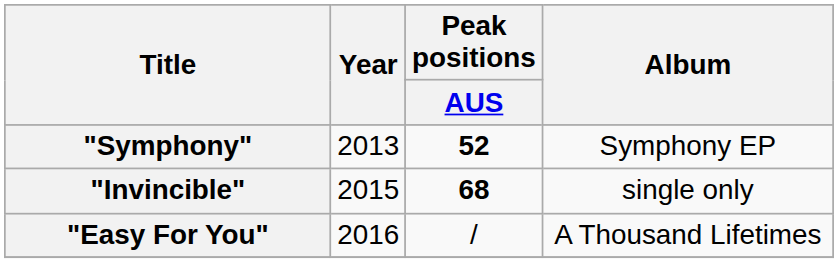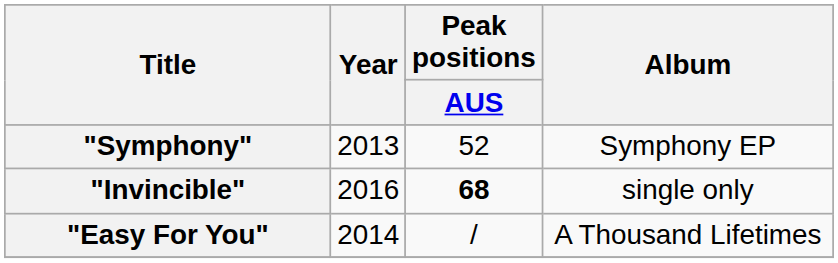(474, 146) bold -> (474, 146) normal
(368, 190) 2015 -> (368, 190) 2016
(368, 234) 2016 -> (368, 234) 2014
